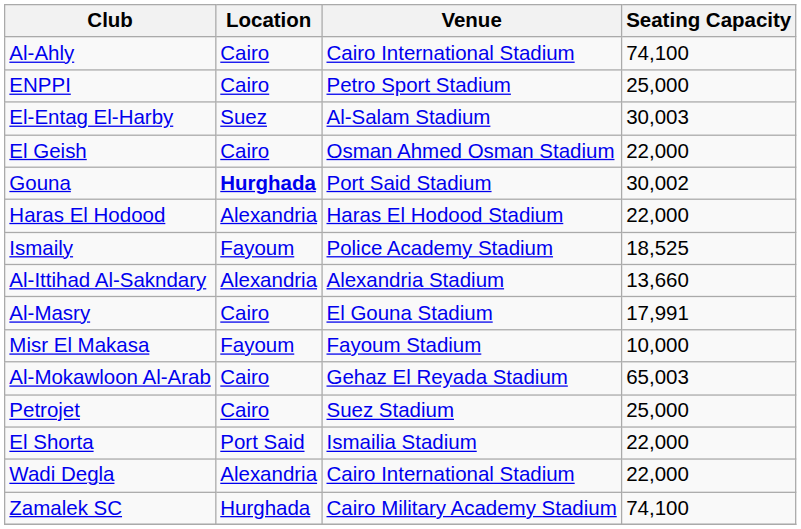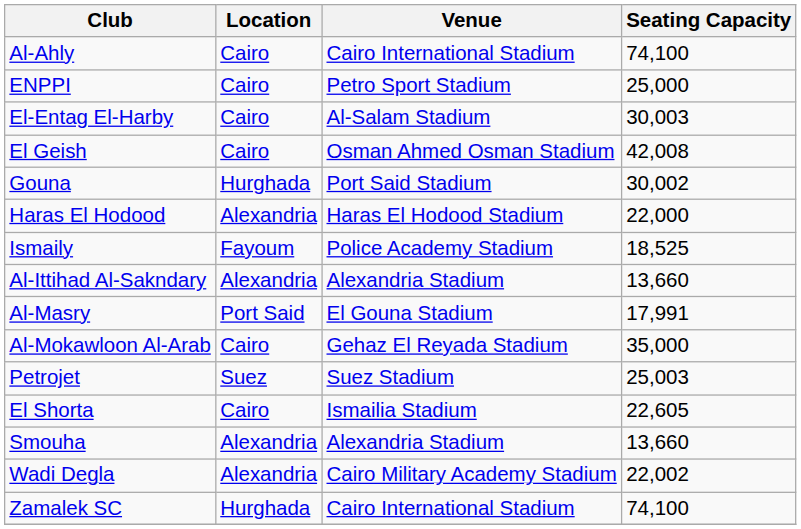(244, 118) Suez -> (245, 118) Cairo
(658, 150) 22,000 -> (658, 150) 42,008
(268, 183) bold -> (265, 183) normal
(245, 313) Cairo -> (262, 313) Port Said
- row: (79, 345)
(658, 378) 65,003 -> (658, 345) 35,000
(245, 410) Cairo -> (244, 378) Suez
(658, 410) 25,000 -> (658, 378) 25,003
(262, 442) Port Said -> (245, 410) Cairo
(658, 442) 22,000 -> (658, 410) 22,605
+ row: (47, 442)
(451, 475) Cairo International Stadium -> (472, 475) Cairo Military Academy Stadium
(658, 475) 22,000 -> (658, 475) 22,002
(472, 507) Cairo Military Academy Stadium -> (451, 507) Cairo International Stadium
